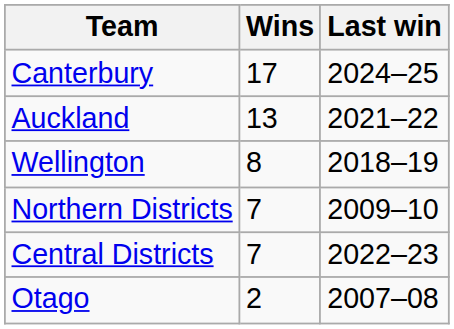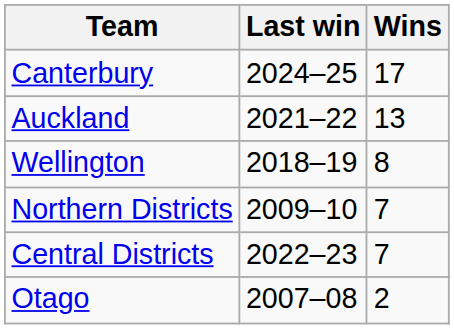columns swapped: (385, 27) <-> (280, 27)
